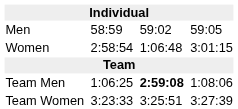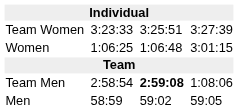rows swapped: (18, 30) <-> (45, 100)
(112, 47) 2:58:54 -> (112, 47) 1:06:25
(112, 83) 1:06:25 -> (112, 83) 2:58:54
